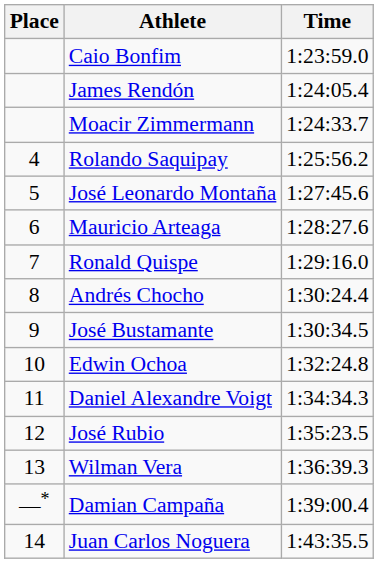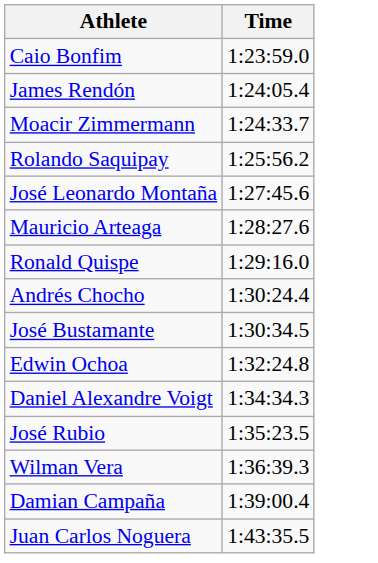- column: (34, 21)
